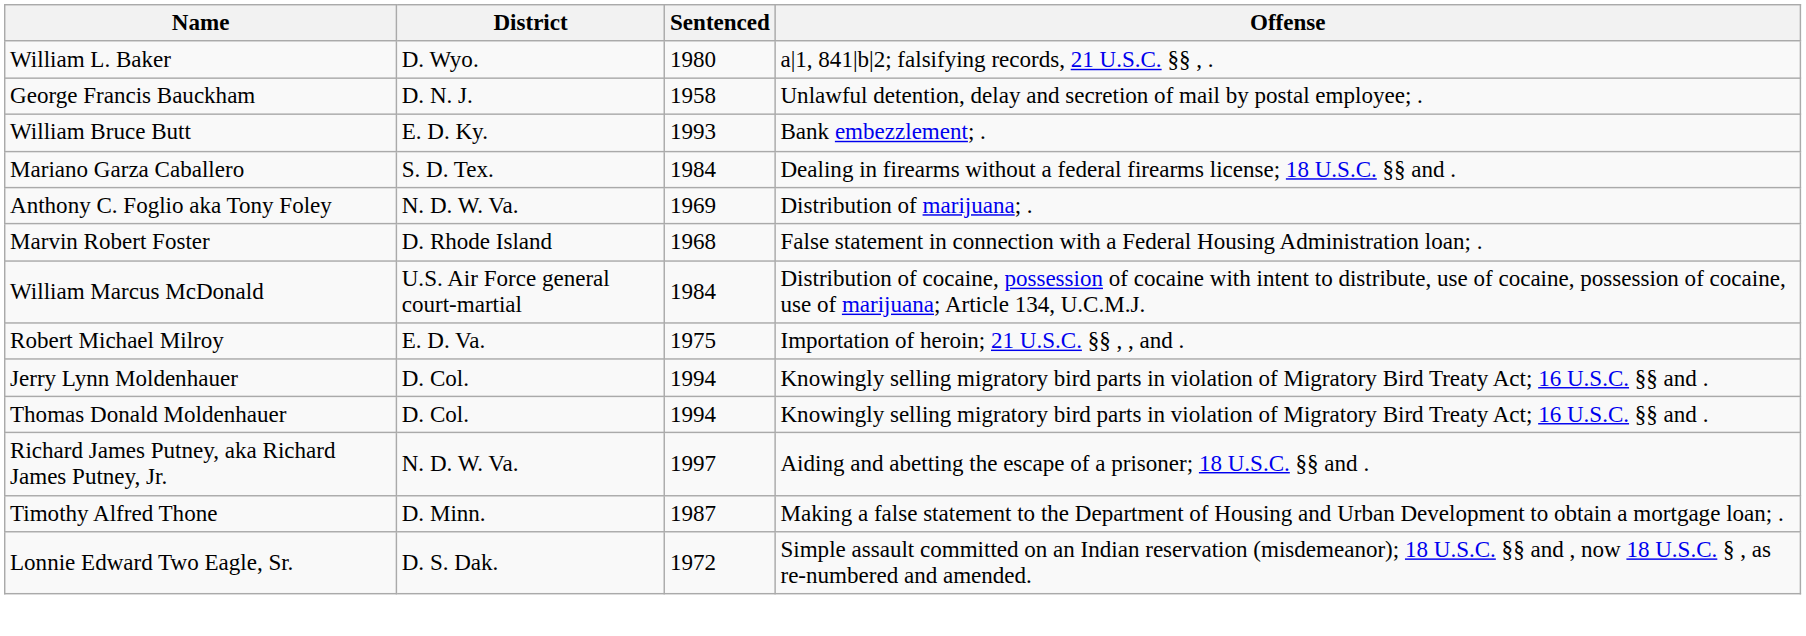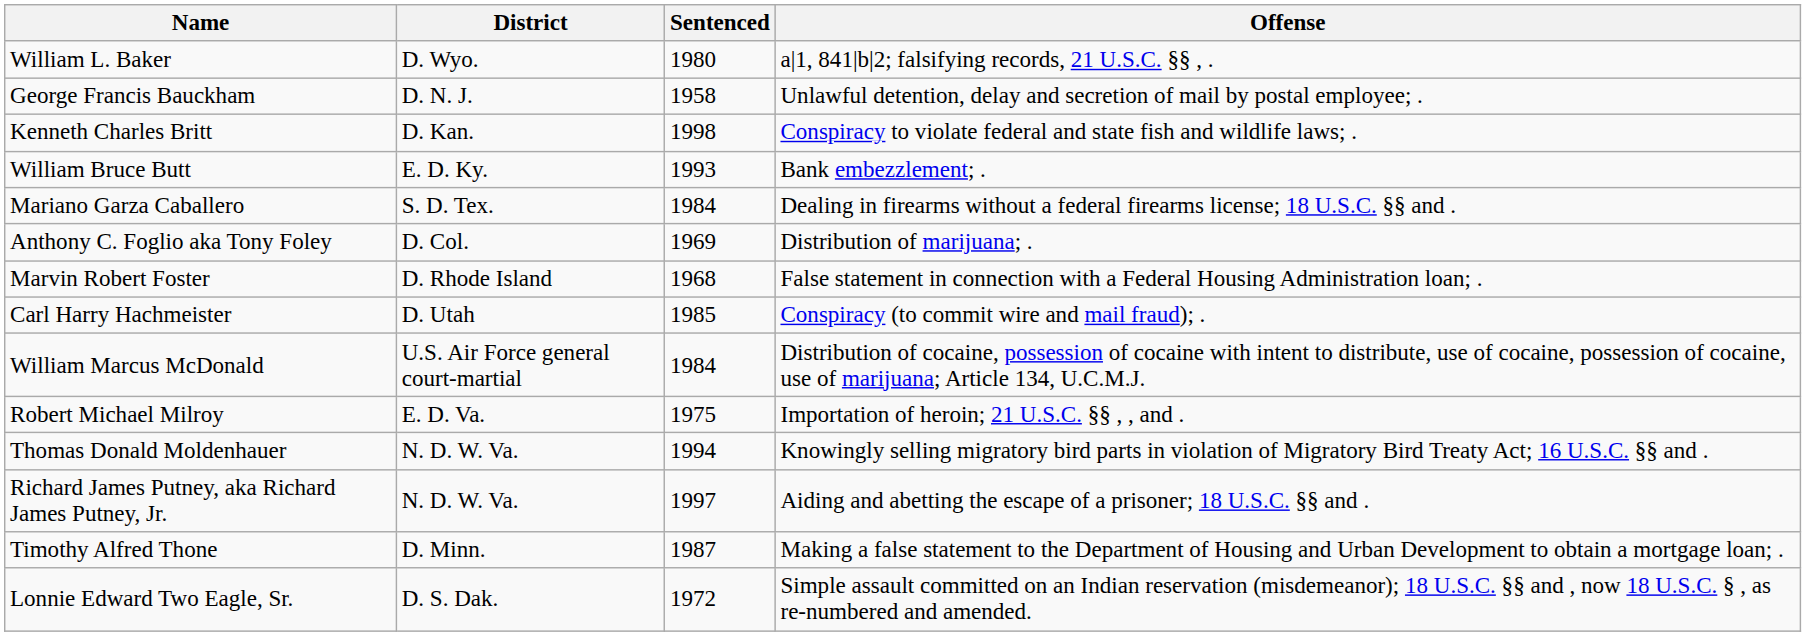+ row: (111, 132)
(460, 205) N. D. W. Va. -> (435, 242) D. Col.
+ row: (121, 315)
- row: (124, 377)
(435, 414) D. Col. -> (460, 450) N. D. W. Va.
